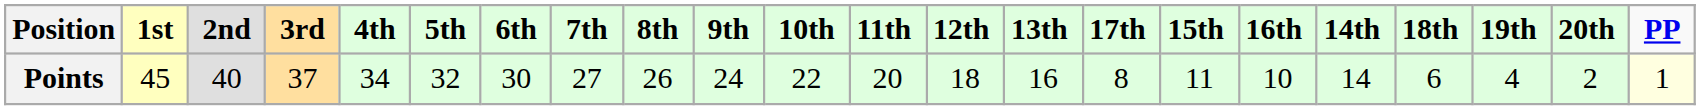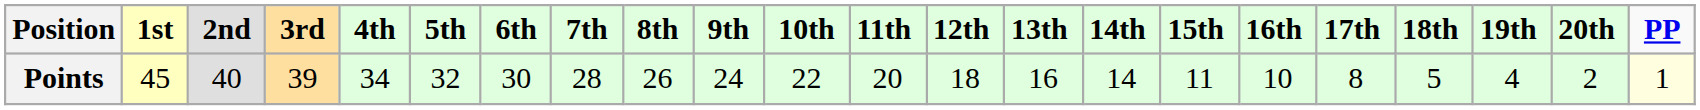columns swapped: (1356, 28) <-> (1121, 28)
(302, 78) 37 -> (302, 78) 39
(587, 78) 27 -> (587, 78) 28
(1434, 78) 6 -> (1434, 78) 5
